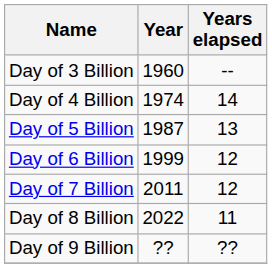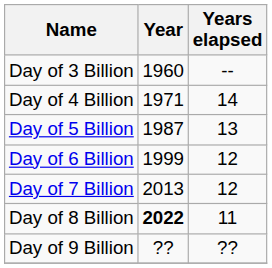(163, 99) 1974 -> (163, 99) 1971
(163, 188) 2011 -> (163, 188) 2013
(163, 218) normal -> (163, 218) bold
